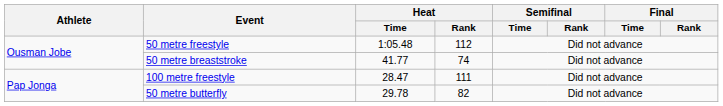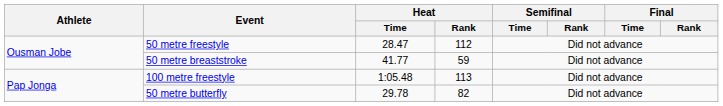(395, 45) 1:05.48 -> (395, 45) 28.47
(464, 61) 74 -> (464, 61) 59
(395, 78) 28.47 -> (395, 78) 1:05.48
(464, 78) 111 -> (464, 78) 113
